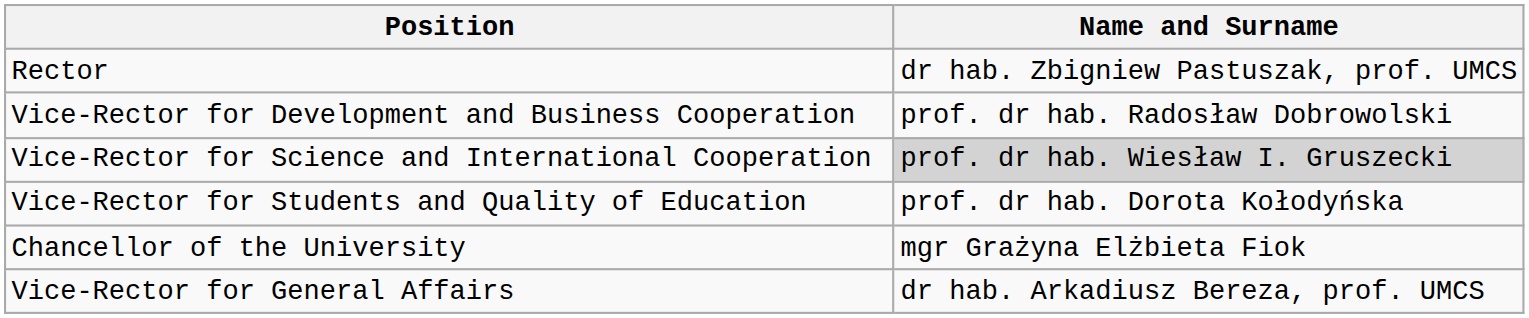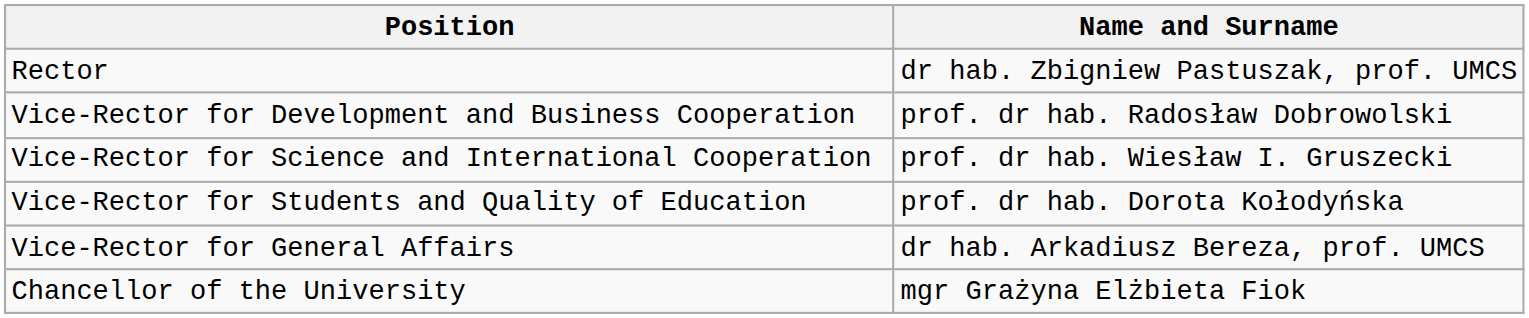(1176, 159) lightgrey background -> (1176, 159) no background
rows swapped: (263, 291) <-> (239, 247)
